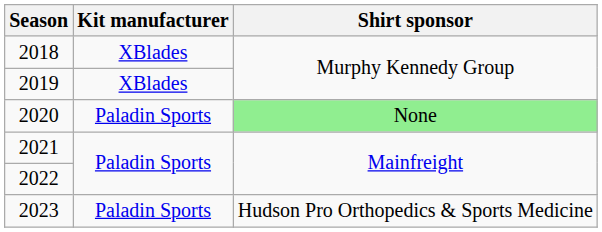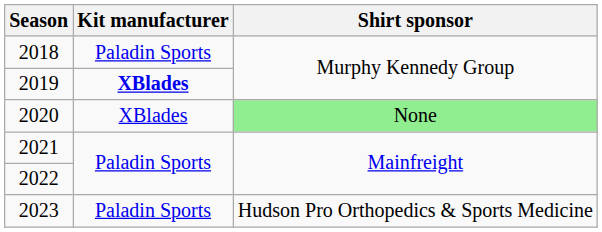(153, 52) XBlades -> (153, 52) Paladin Sports
(153, 83) normal -> (153, 83) bold
(153, 115) Paladin Sports -> (153, 115) XBlades
